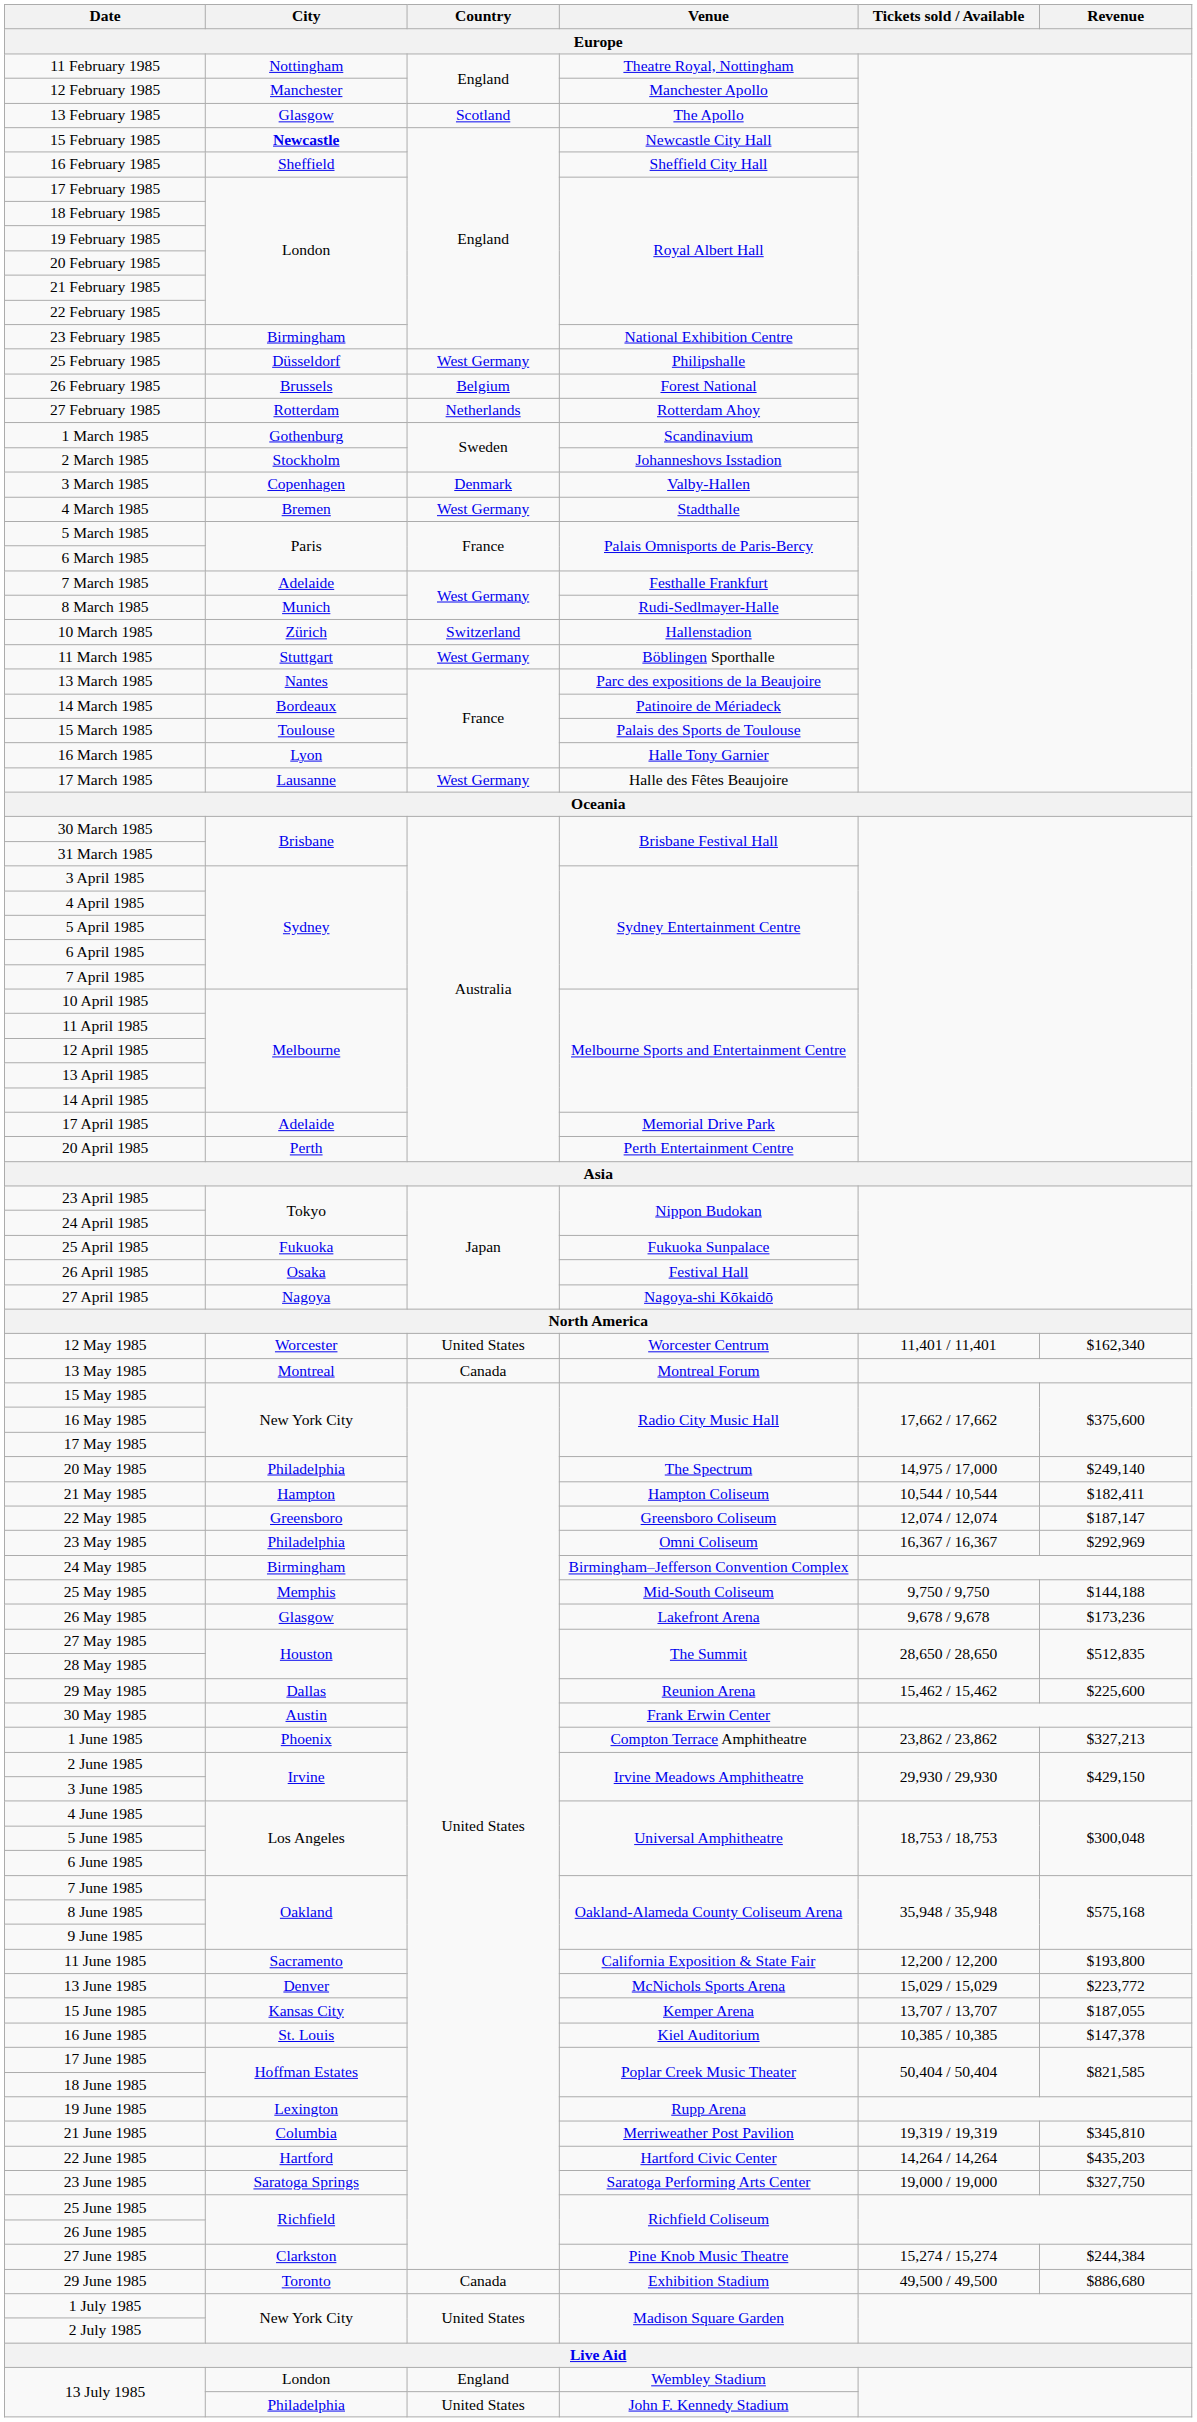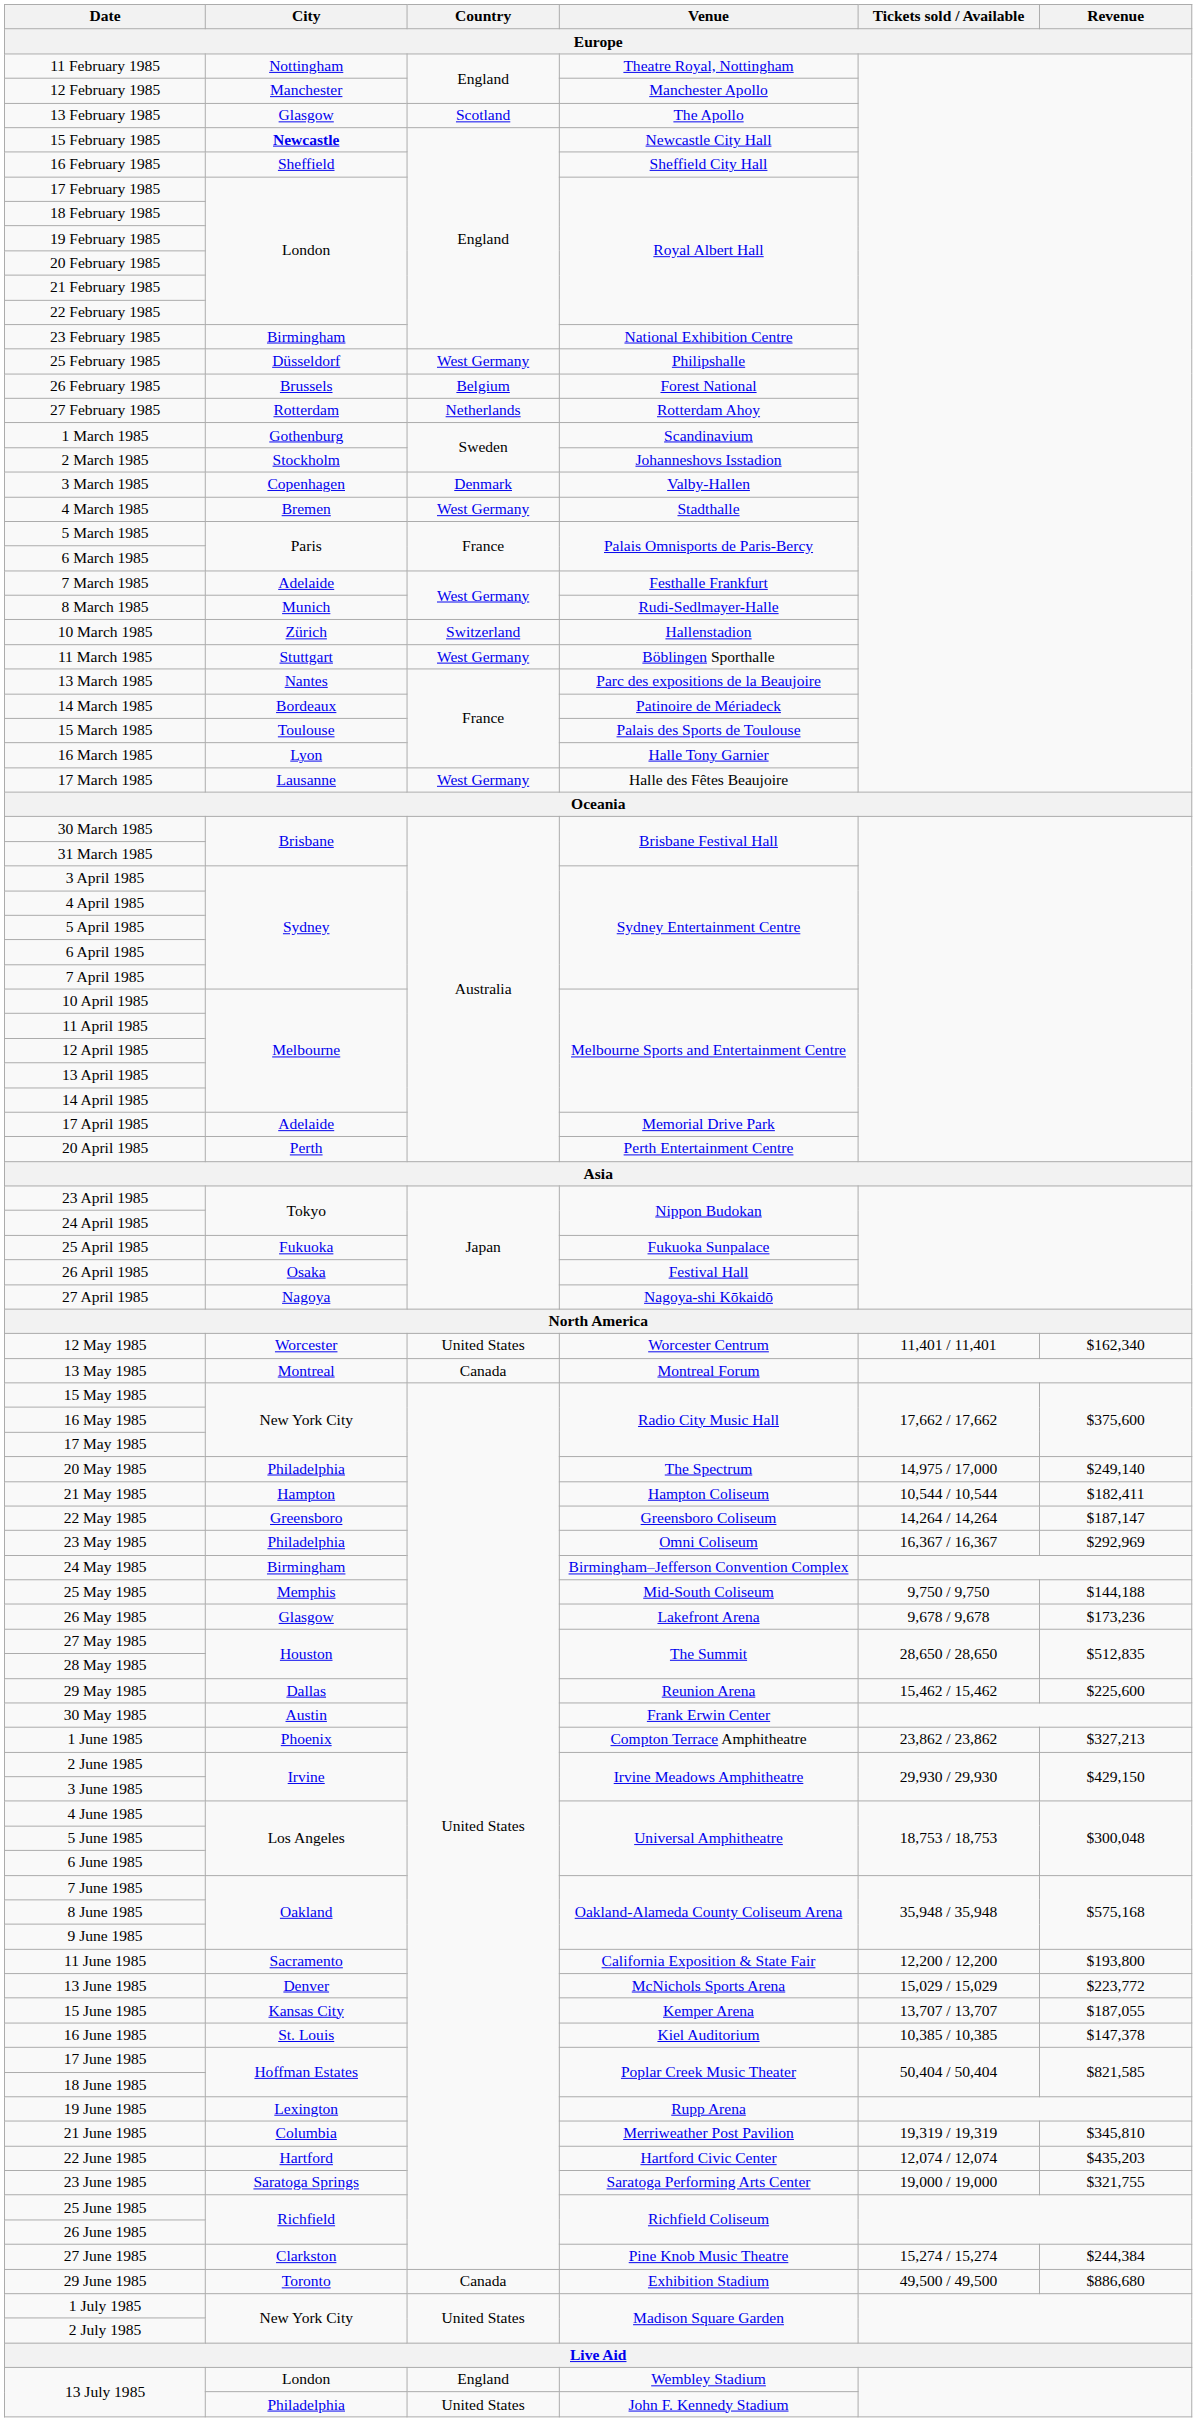(948, 1518) 12,074 / 12,074 -> (948, 1518) 14,264 / 14,264
(948, 2158) 14,264 / 14,264 -> (948, 2158) 12,074 / 12,074
(1116, 2182) $327,750 -> (1116, 2182) $321,755
